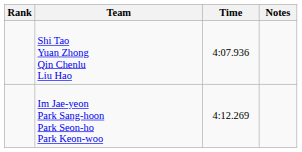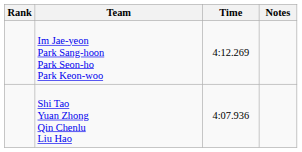rows swapped: (63, 58) <-> (71, 121)
